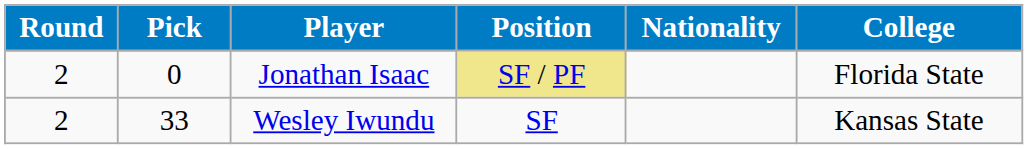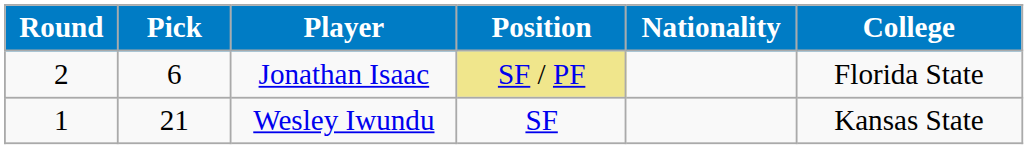(174, 73) 0 -> (174, 73) 6
(61, 119) 2 -> (61, 119) 1
(174, 119) 33 -> (174, 119) 21
